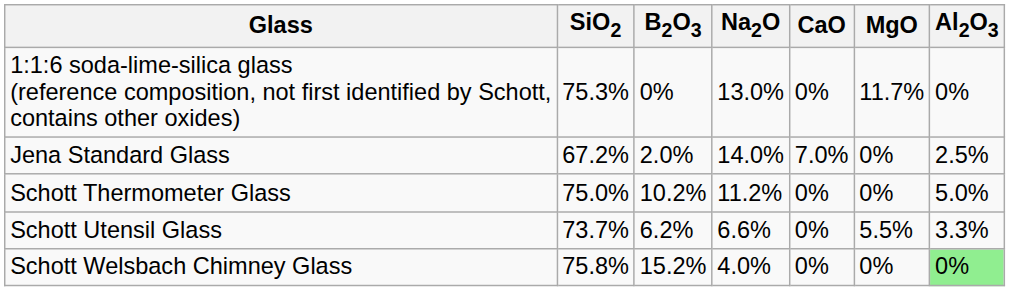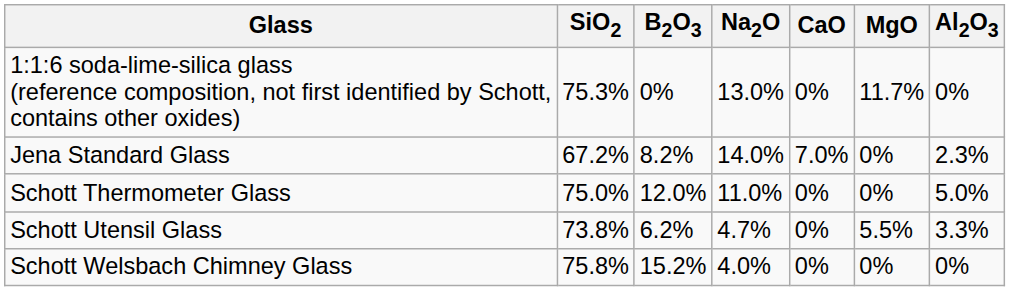(667, 155) 2.0% -> (667, 155) 8.2%
(962, 155) 2.5% -> (962, 155) 2.3%
(673, 192) 10.2% -> (673, 192) 12.0%
(750, 192) 11.2% -> (750, 192) 11.0%
(596, 229) 73.7% -> (596, 229) 73.8%
(744, 229) 6.6% -> (744, 229) 4.7%
(952, 267) lightgreen background -> (952, 267) no background
